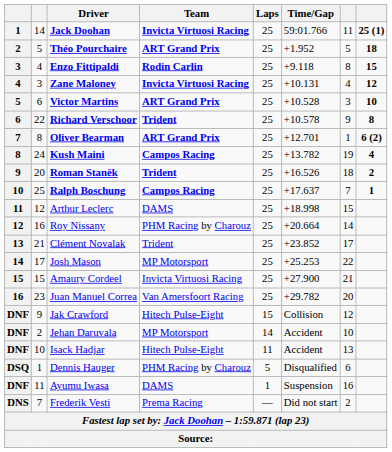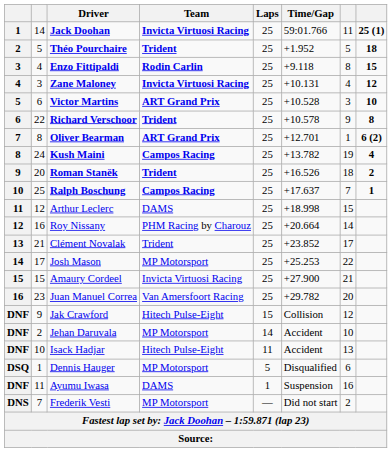(181, 48) ART Grand Prix -> (159, 48) Trident
(197, 367) PHM Racing by Charouz -> (175, 367) MP Motorsport
(172, 402) Prema Racing -> (175, 402) MP Motorsport
